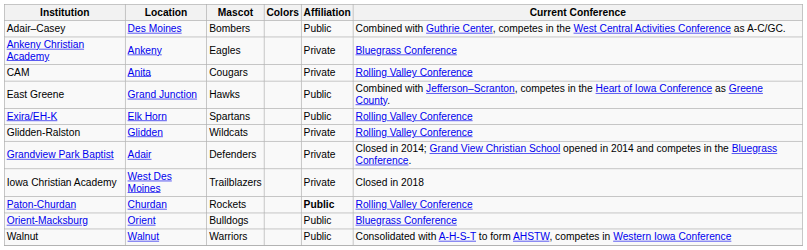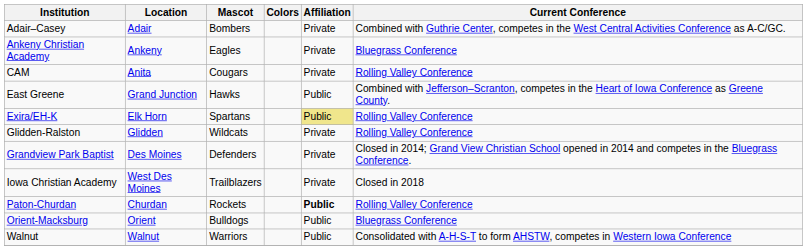(155, 28) Des Moines -> (140, 28) Adair
(318, 28) Public -> (320, 28) Private
(318, 116) no background -> (318, 116) khaki background
(140, 155) Adair -> (155, 155) Des Moines
